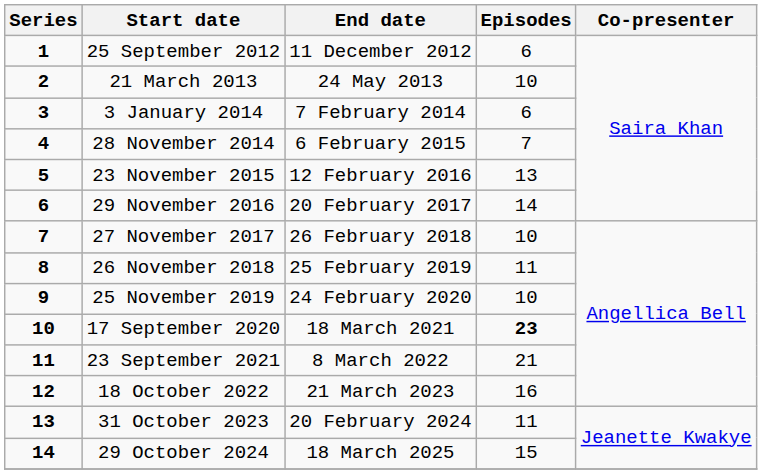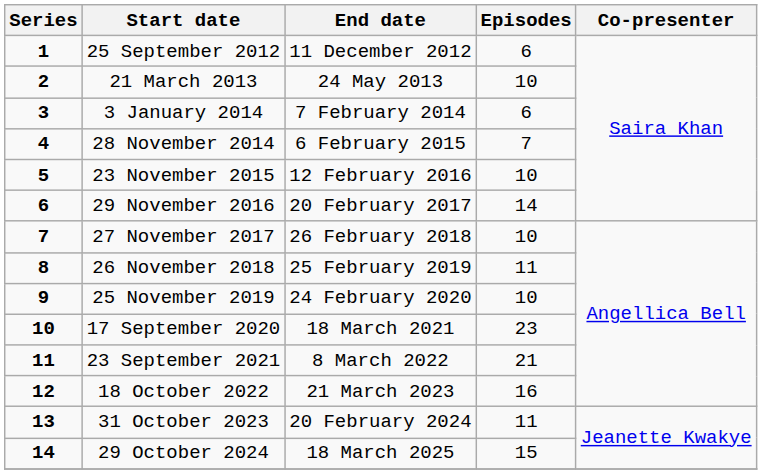(526, 175) 13 -> (526, 175) 10
(526, 330) bold -> (526, 330) normal
